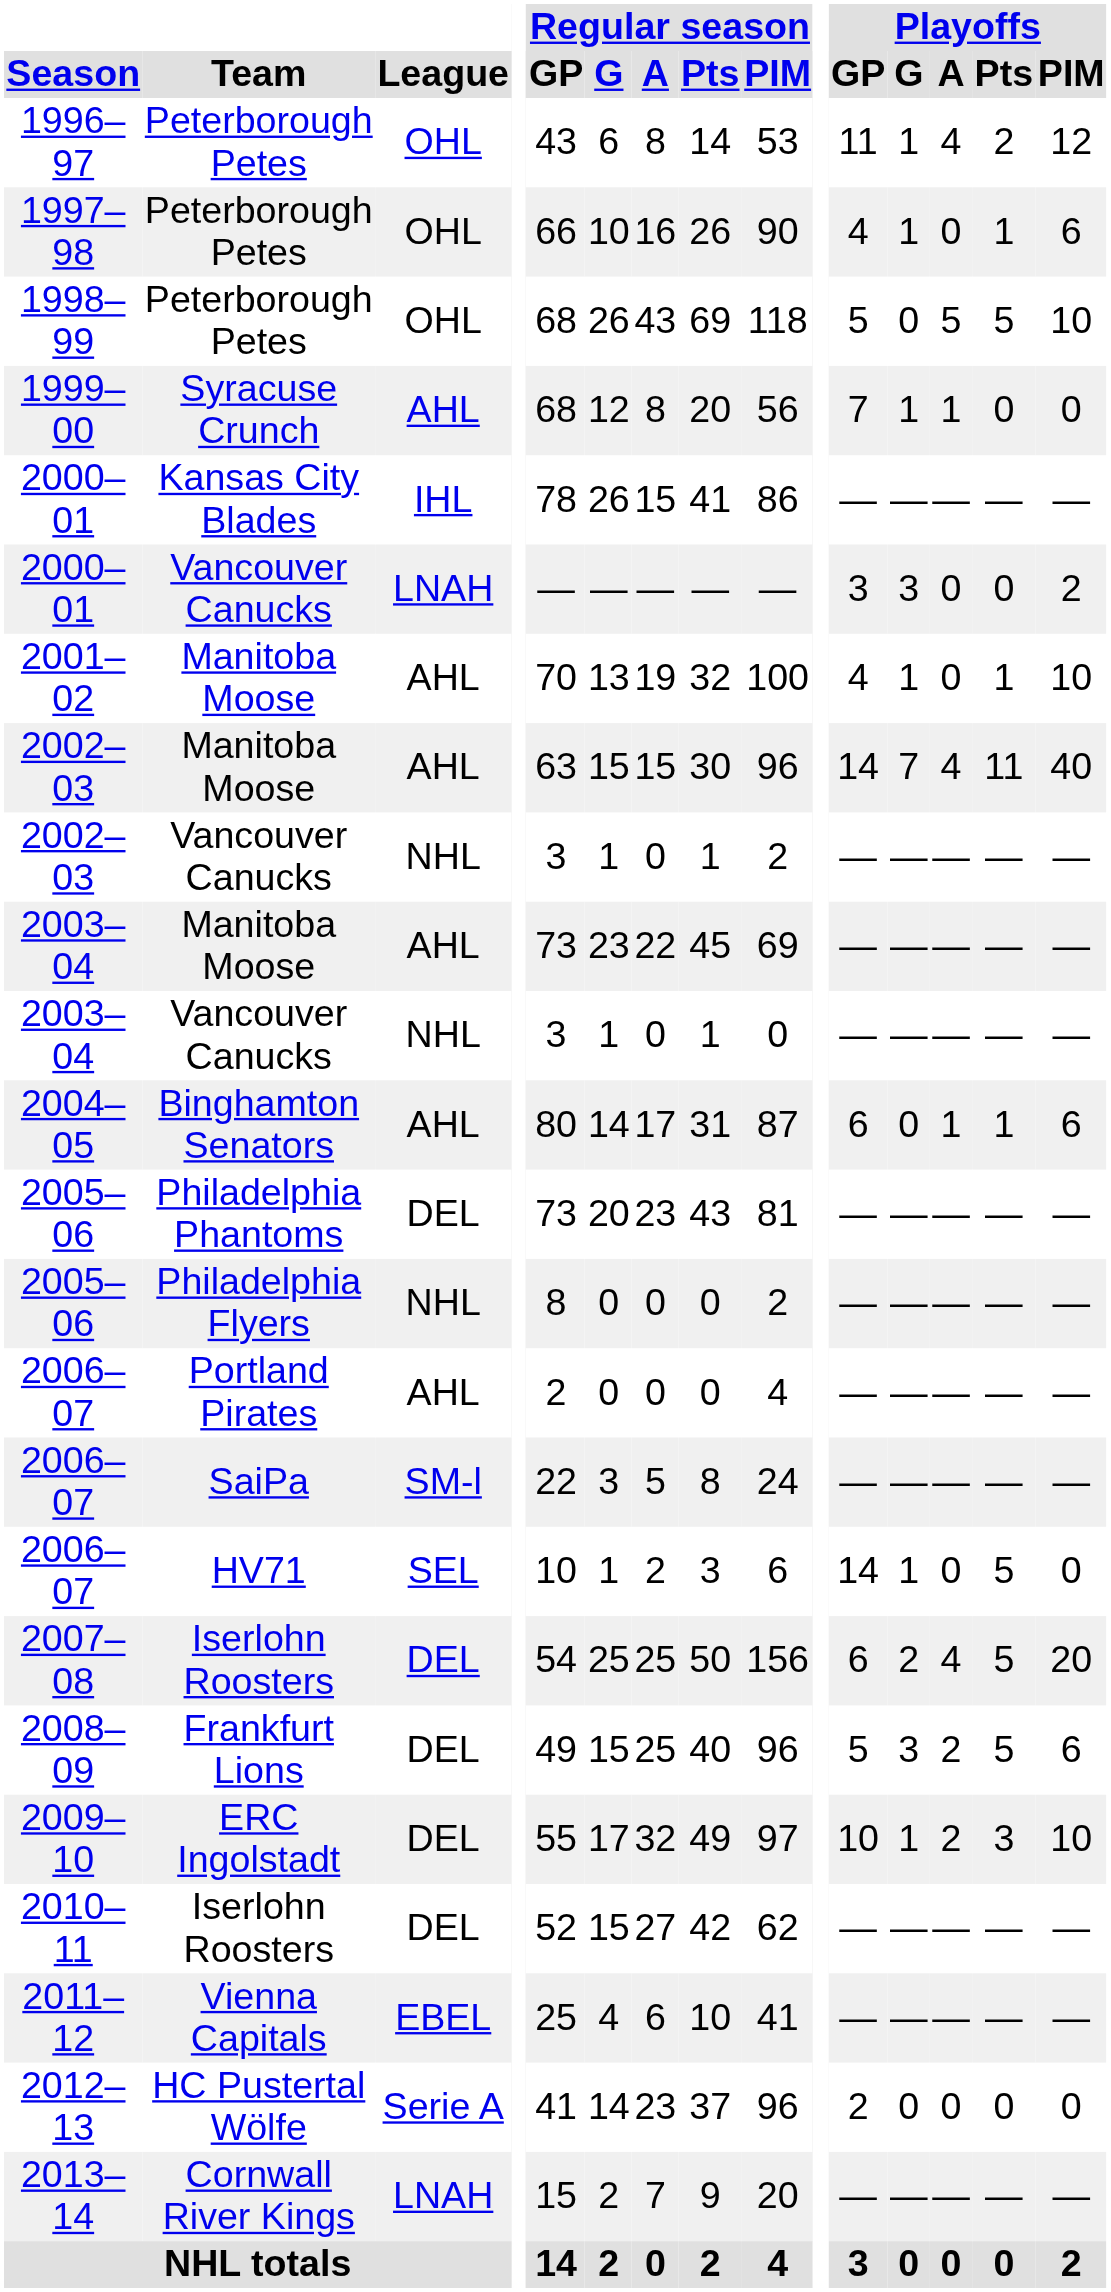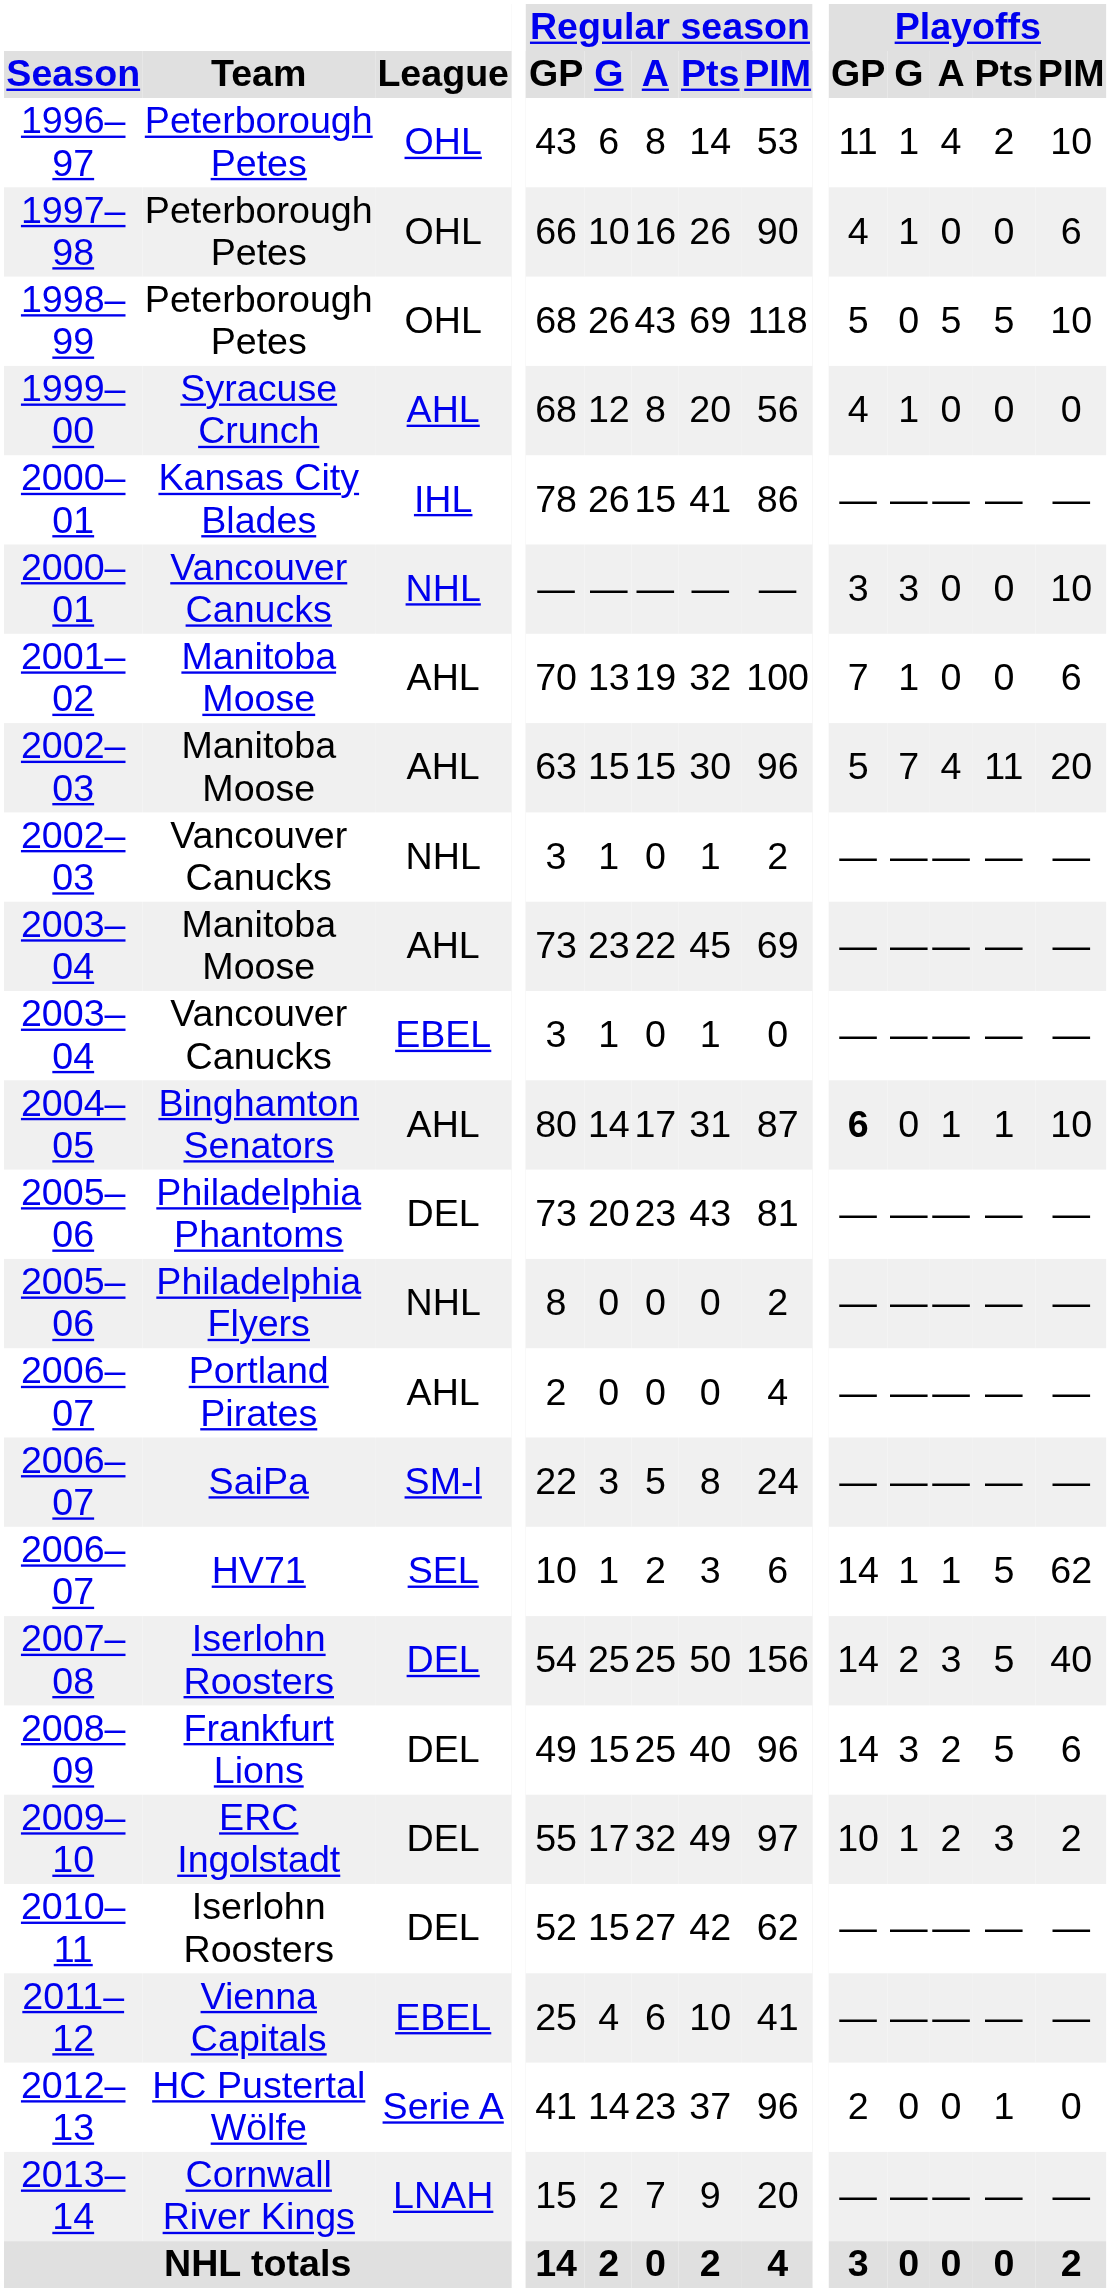(1071, 141) 12 -> (1071, 141) 10
(1004, 231) 1 -> (1004, 231) 0
(858, 409) 7 -> (858, 409) 4
(951, 409) 1 -> (951, 409) 0
(443, 588) LNAH -> (443, 588) NHL
(1071, 588) 2 -> (1071, 588) 10
(858, 677) 4 -> (858, 677) 7
(1004, 677) 1 -> (1004, 677) 0
(1071, 677) 10 -> (1071, 677) 6
(858, 767) 14 -> (858, 767) 5
(1071, 767) 40 -> (1071, 767) 20
(443, 1034) NHL -> (443, 1034) EBEL
(858, 1124) normal -> (858, 1124) bold
(1071, 1124) 6 -> (1071, 1124) 10
(951, 1570) 0 -> (951, 1570) 1
(1071, 1570) 0 -> (1071, 1570) 62
(858, 1660) 6 -> (858, 1660) 14
(951, 1660) 4 -> (951, 1660) 3
(1071, 1660) 20 -> (1071, 1660) 40
(858, 1749) 5 -> (858, 1749) 14
(1071, 1838) 10 -> (1071, 1838) 2
(1004, 2106) 0 -> (1004, 2106) 1
